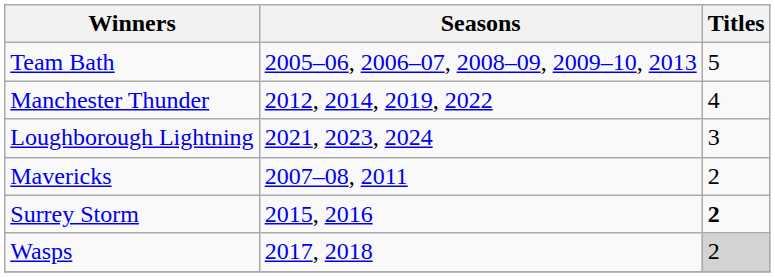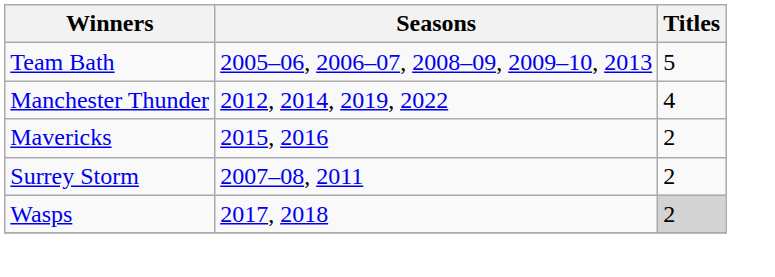- row: (132, 137)
(336, 175) 2007–08, 2011 -> (274, 137) 2015, 2016
(319, 213) 2015, 2016 -> (292, 175) 2007–08, 2011
(714, 213) bold -> (669, 175) normal
